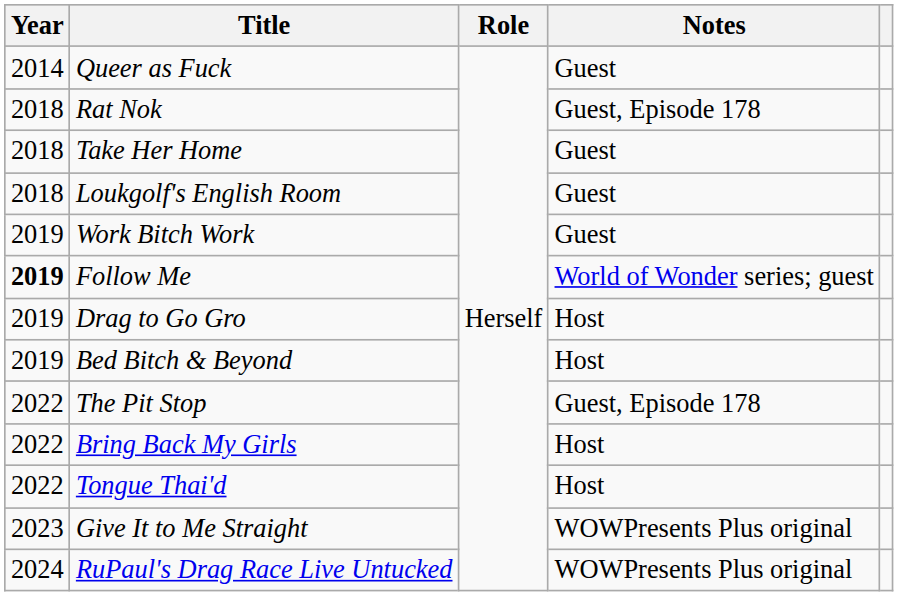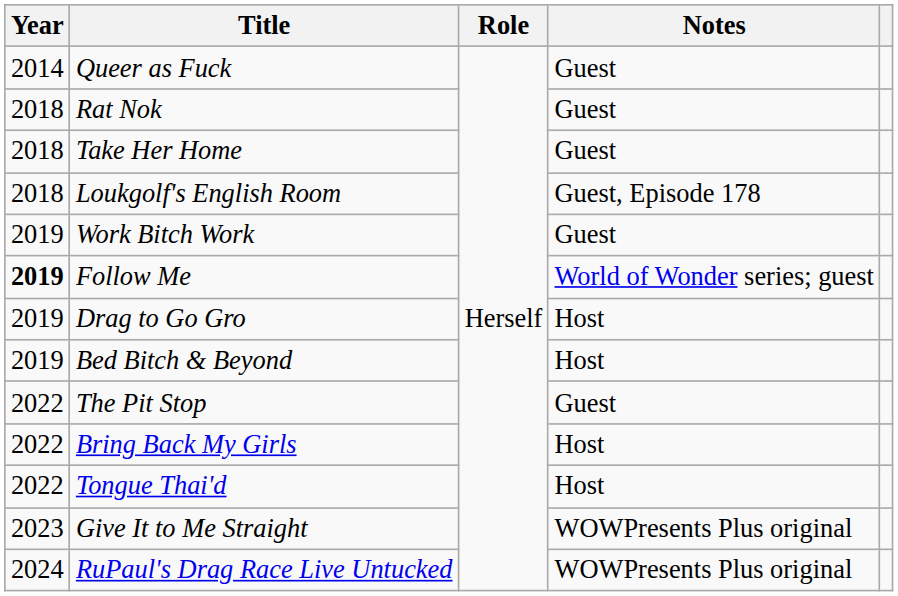(658, 109) Guest, Episode 178 -> (585, 109) Guest
(585, 192) Guest -> (658, 192) Guest, Episode 178
(658, 402) Guest, Episode 178 -> (585, 402) Guest
